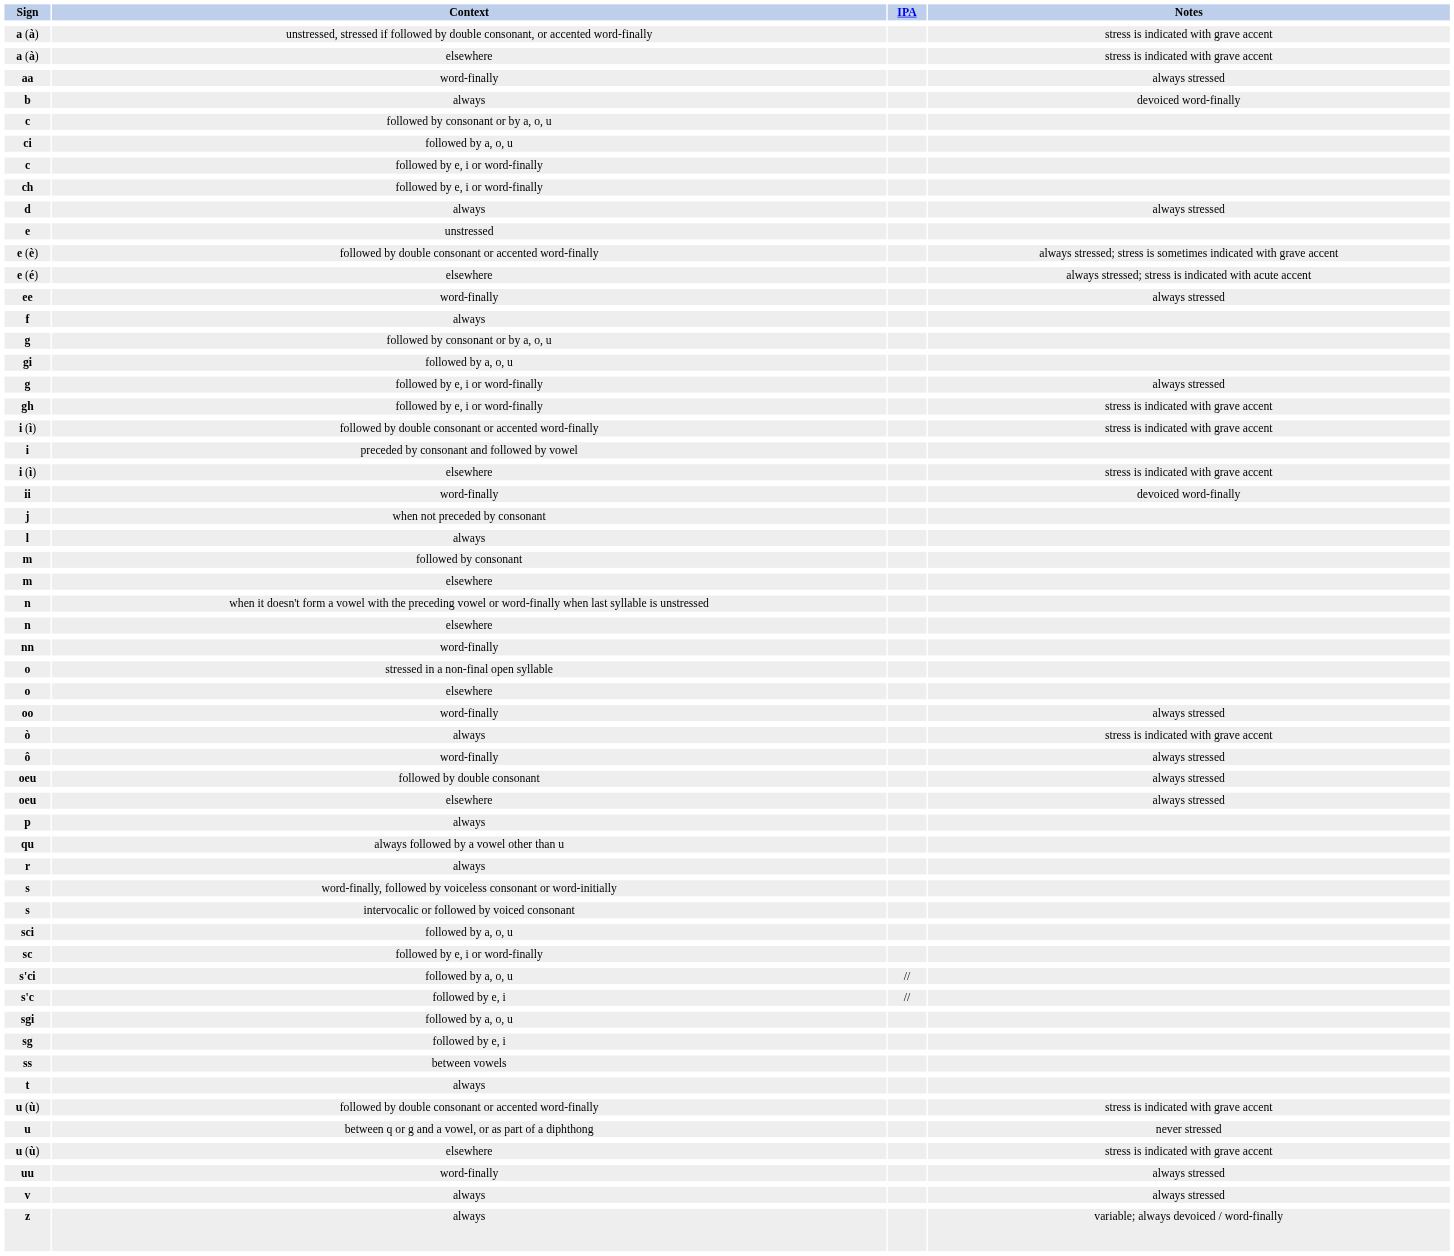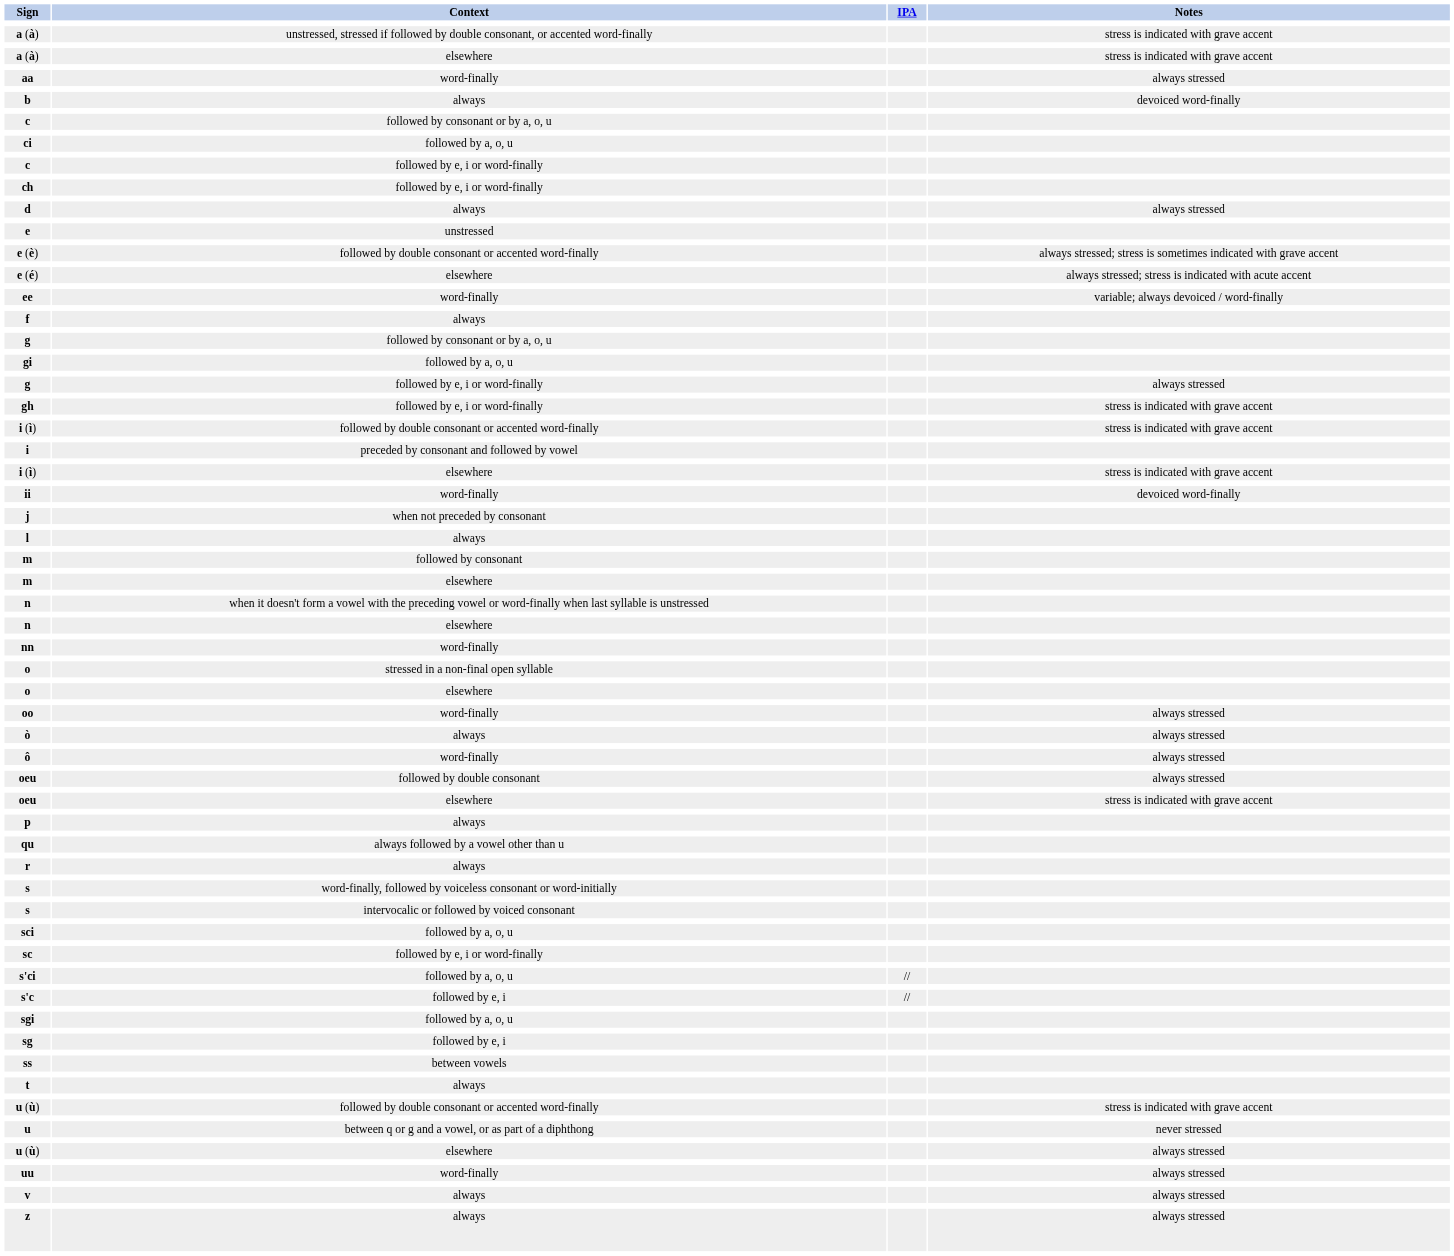(1189, 297) always stressed -> (1189, 297) variable; always devoiced / word-finally
(1189, 735) stress is indicated with grave accent -> (1189, 735) always stressed
(1189, 800) always stressed -> (1189, 800) stress is indicated with grave accent
(1189, 1151) stress is indicated with grave accent -> (1189, 1151) always stressed
(1189, 1216) variable; always devoiced / word-finally -> (1189, 1216) always stressed
